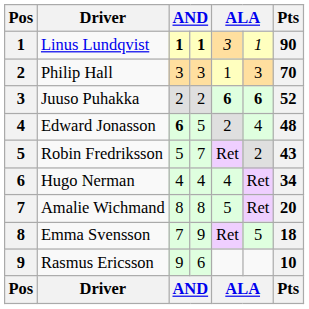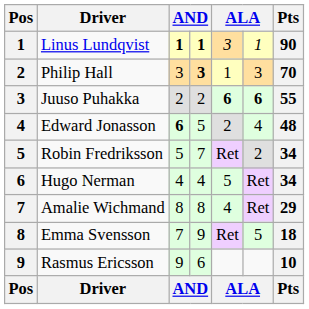(201, 71) normal -> (201, 71) bold
(288, 99) 52 -> (288, 99) 55
(288, 153) 43 -> (288, 153) 34
(227, 180) 4 -> (227, 180) 5
(227, 207) 5 -> (227, 207) 4
(288, 207) 20 -> (288, 207) 29
